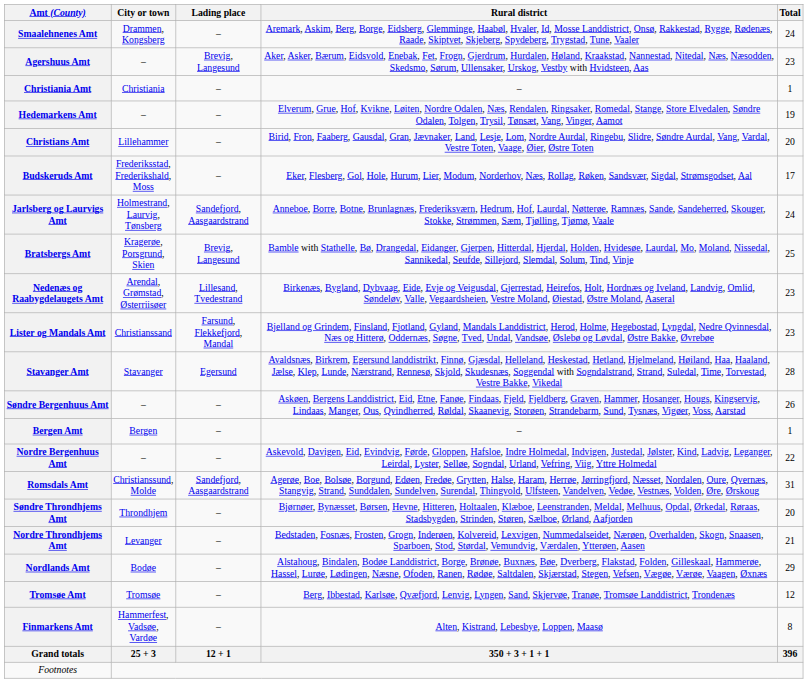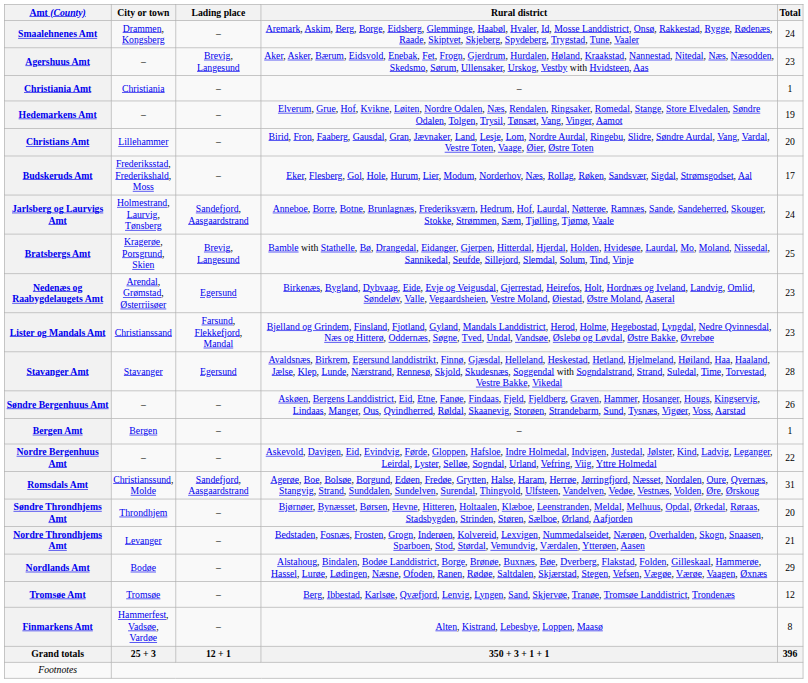(218, 293) Lillesand, Tvedestrand -> (218, 293) Egersund
